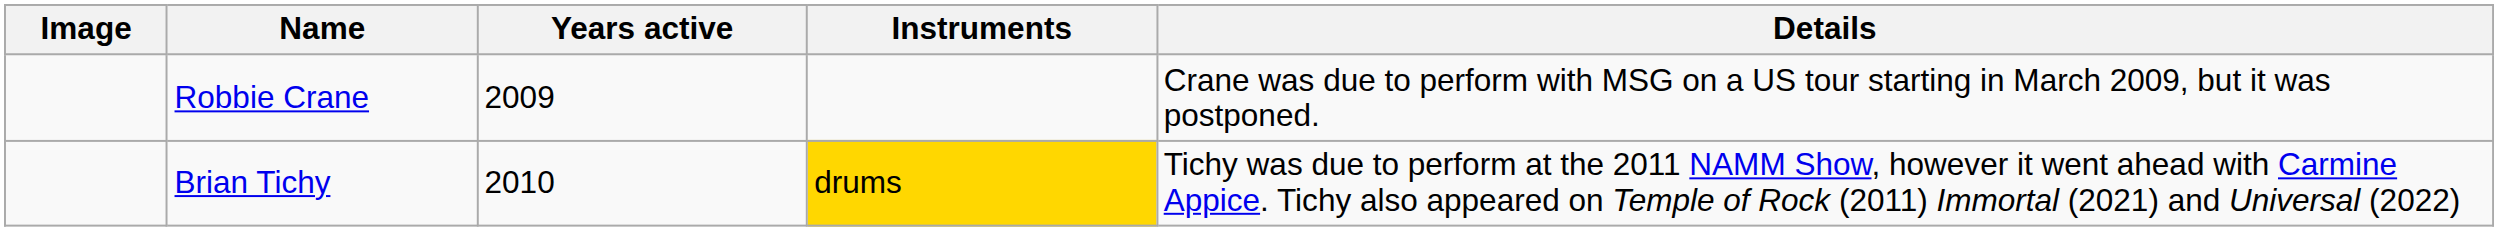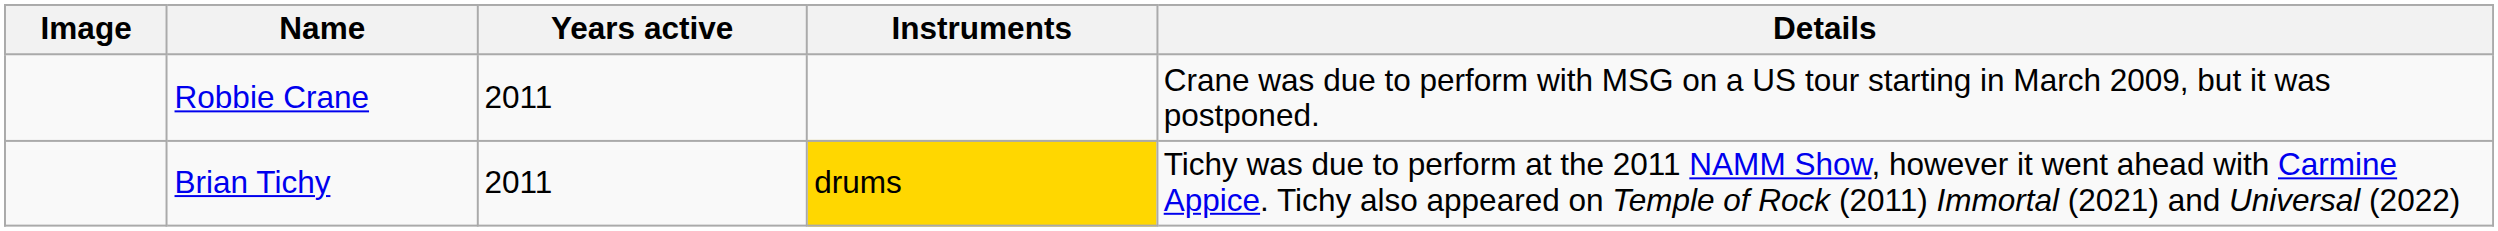(520, 97) 2009 -> (518, 97) 2011
(520, 182) 2010 -> (518, 182) 2011
